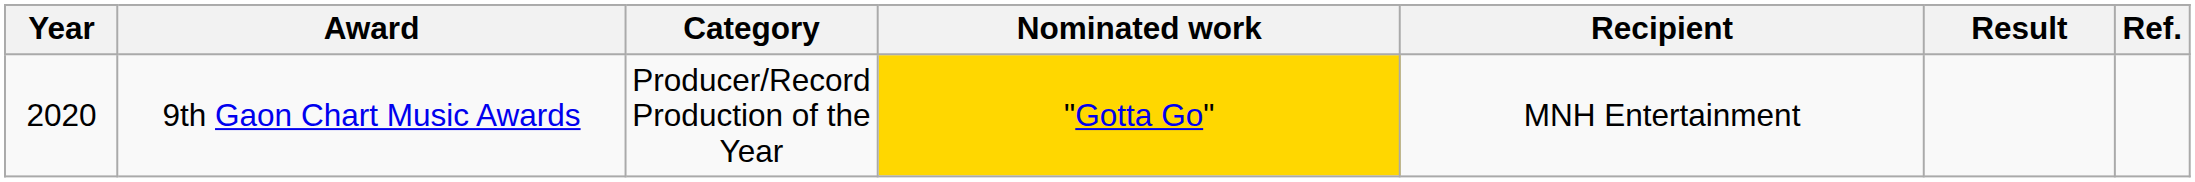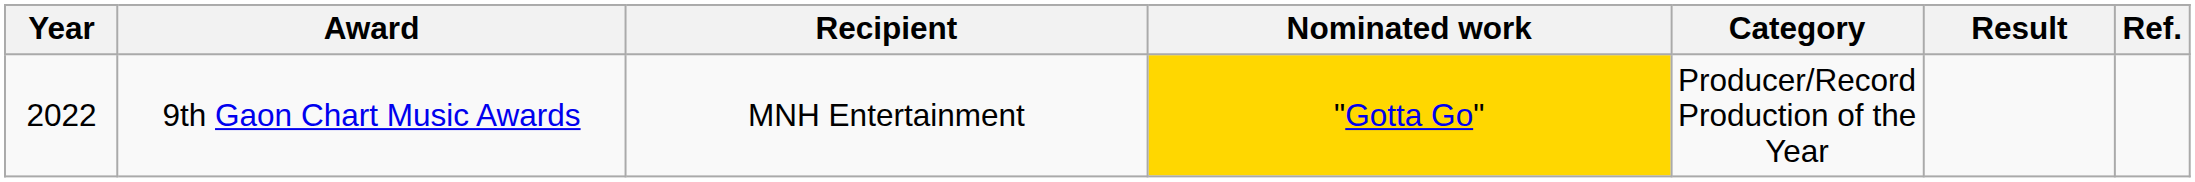columns swapped: (751, 29) <-> (1662, 29)
(61, 114) 2020 -> (61, 114) 2022
